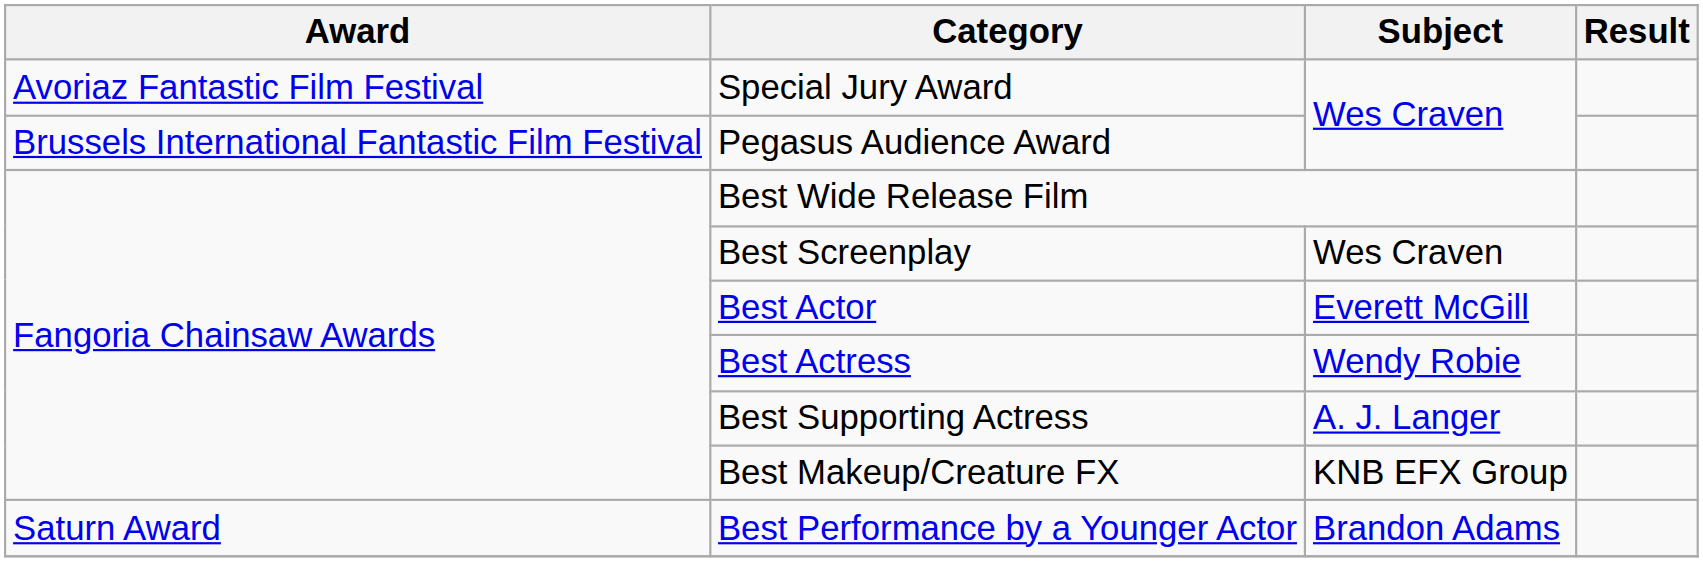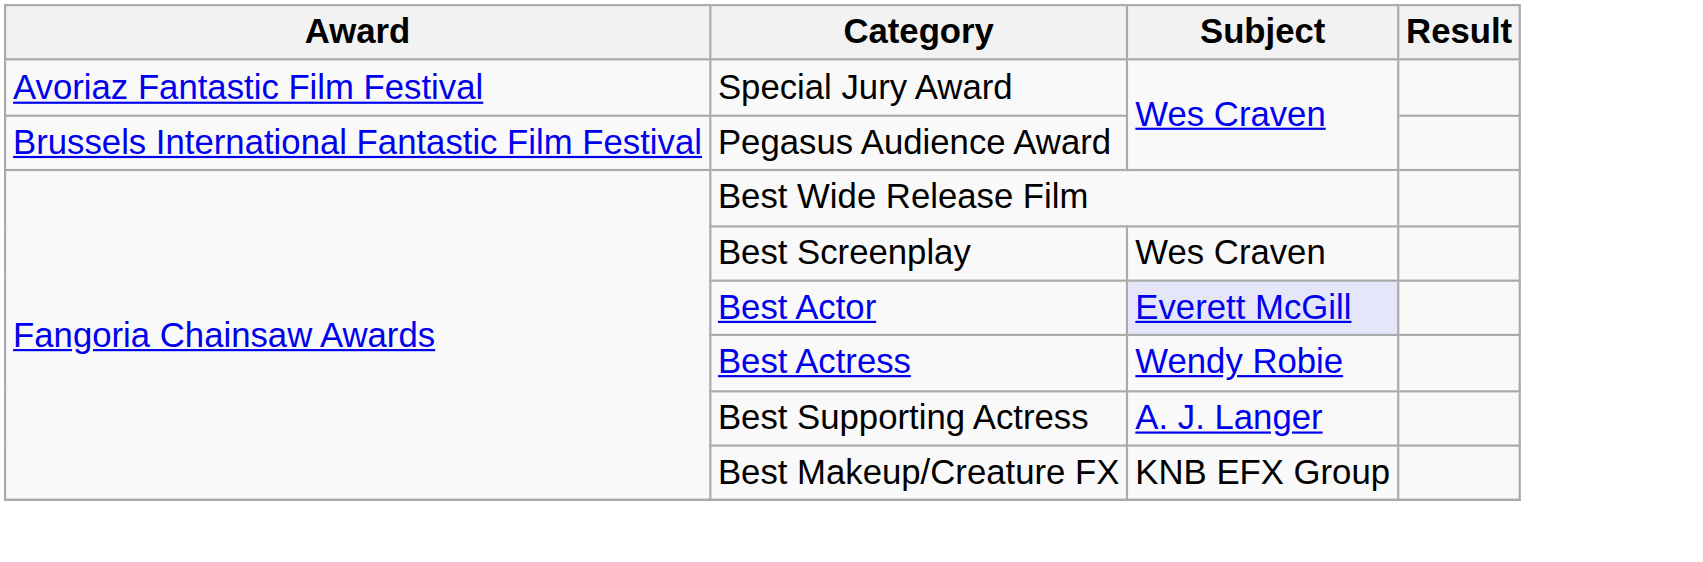(1421, 307) no background -> (1243, 307) lavender background
- row: (1007, 527)
